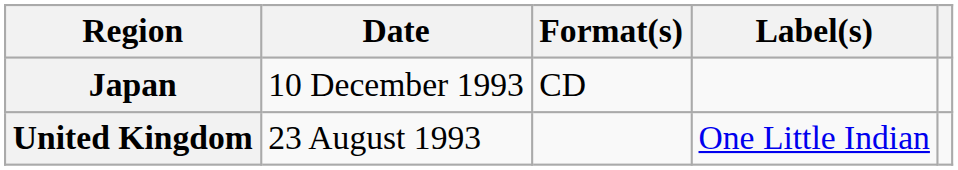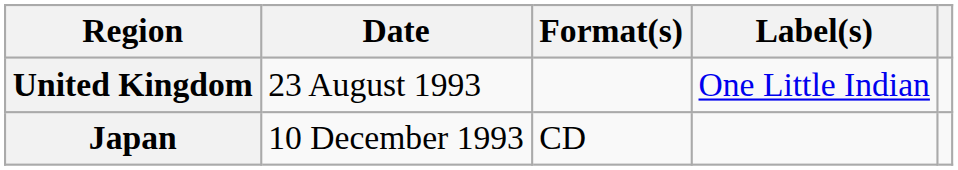rows swapped: (133, 137) <-> (133, 84)
